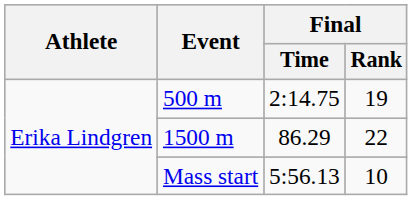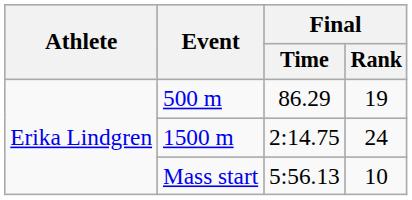(304, 99) 2:14.75 -> (304, 99) 86.29
(304, 137) 86.29 -> (304, 137) 2:14.75
(376, 137) 22 -> (376, 137) 24
